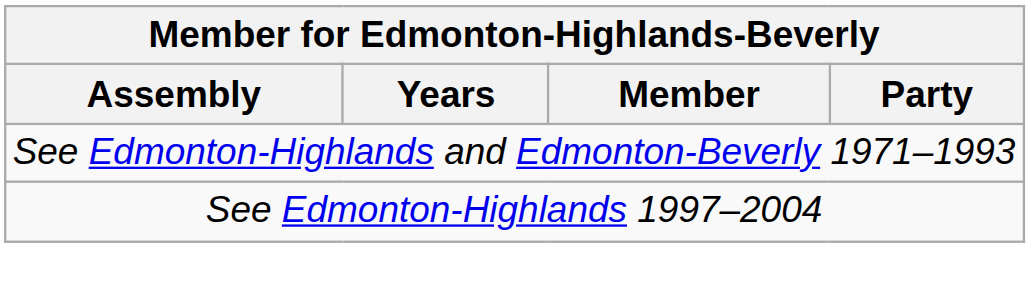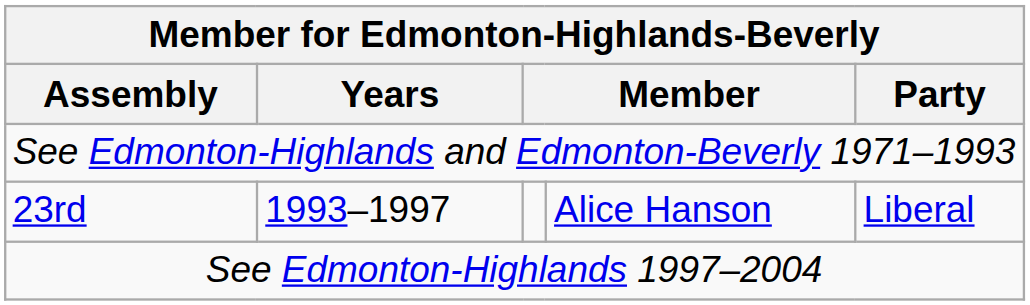+ row: (50, 210)
